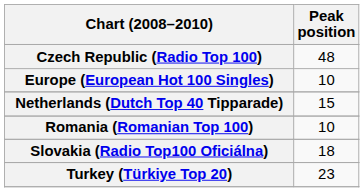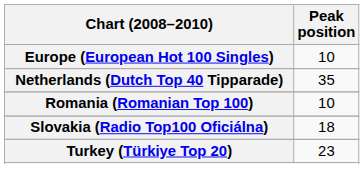- row: (149, 56)
(326, 103) 15 -> (326, 80) 35
